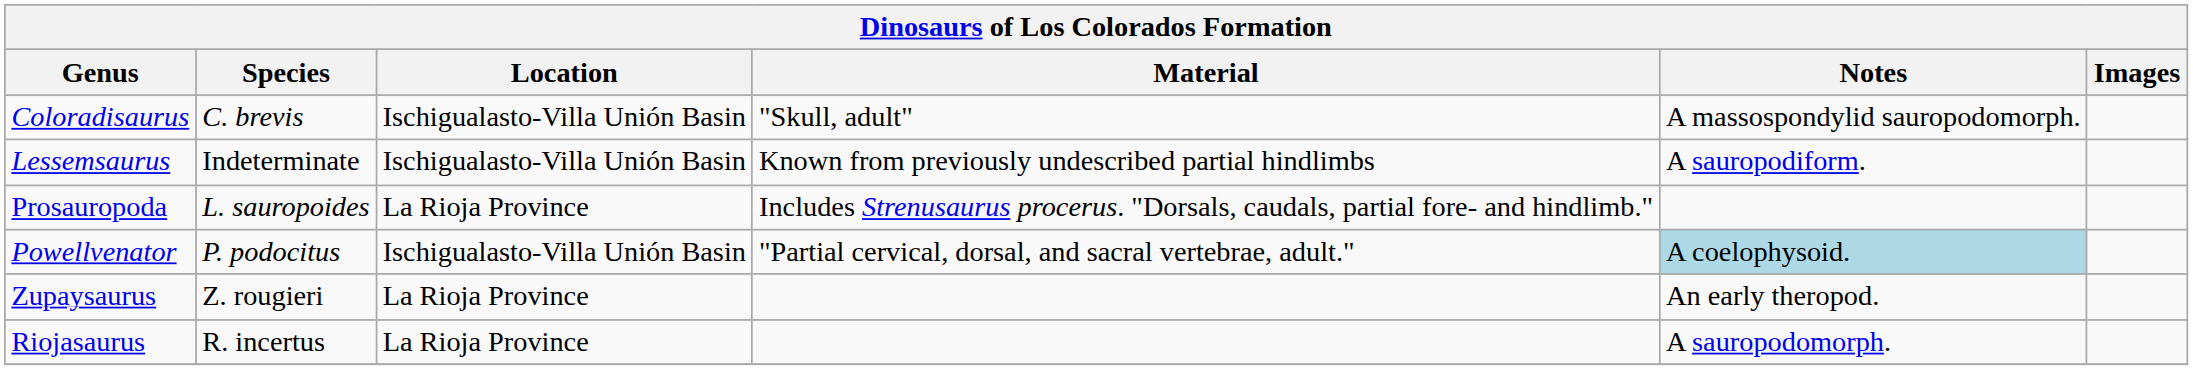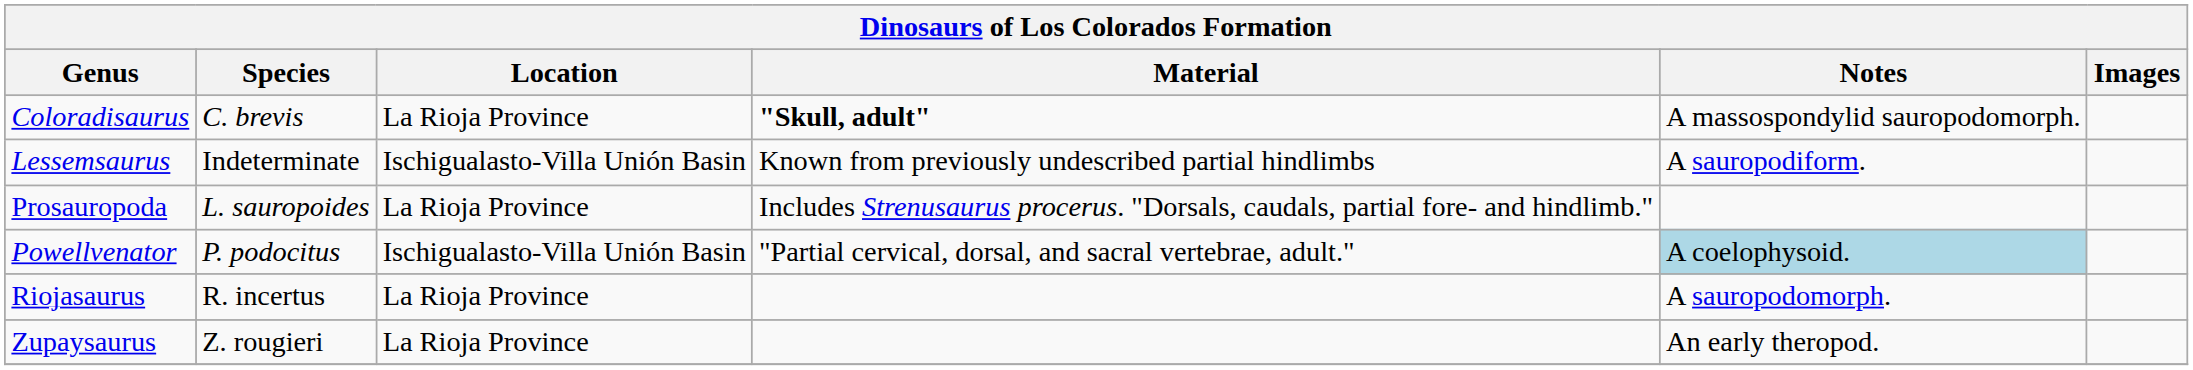(564, 116) Ischigualasto-Villa Unión Basin -> (486, 116) La Rioja Province
(836, 116) normal -> (845, 116) bold
rows swapped: (78, 341) <-> (84, 296)
